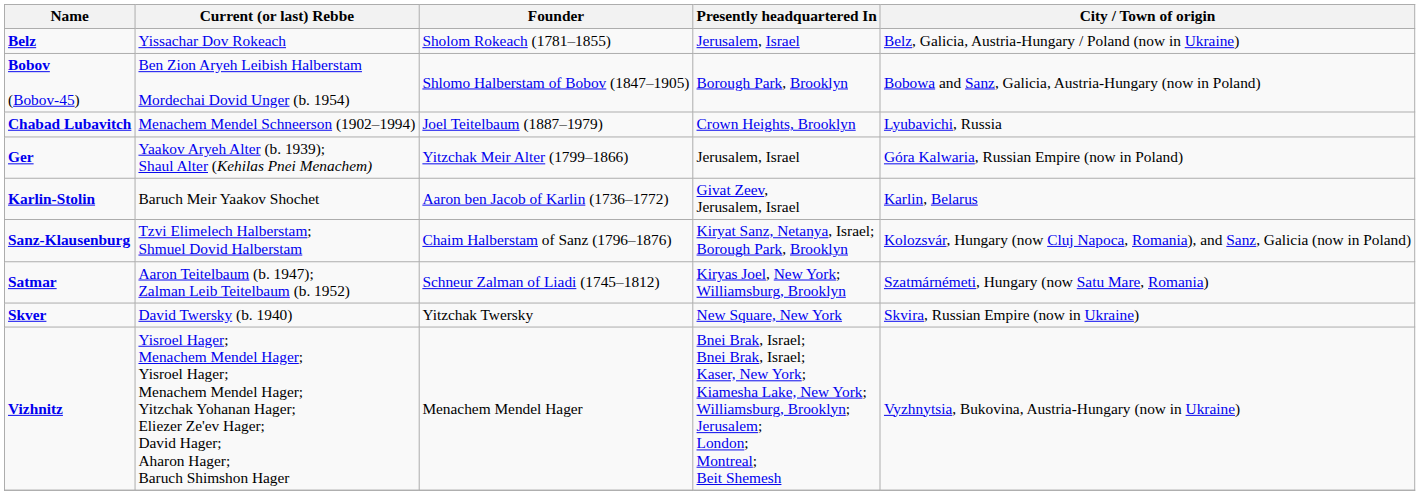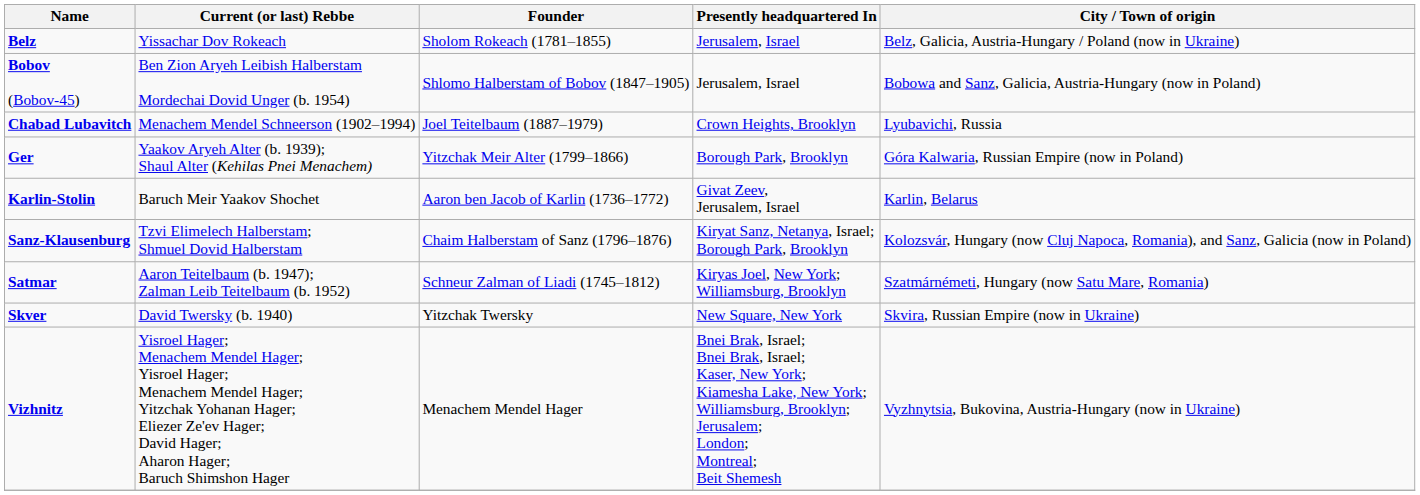(772, 82) Borough Park, Brooklyn -> (748, 82) Jerusalem, Israel
(748, 157) Jerusalem, Israel -> (772, 157) Borough Park, Brooklyn
